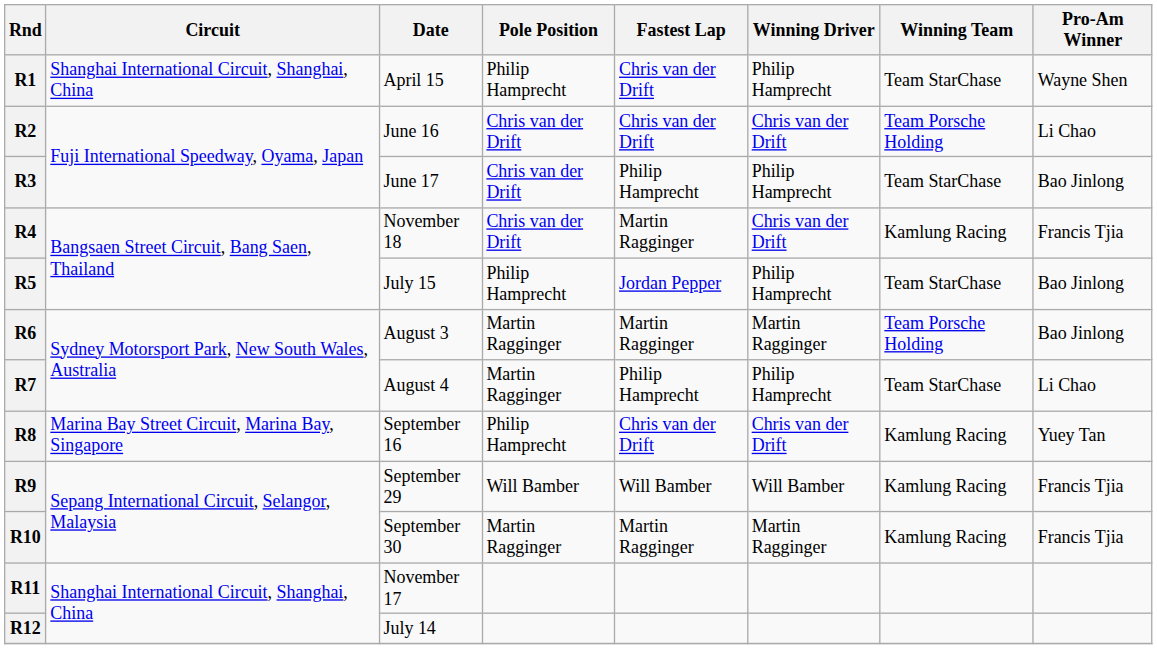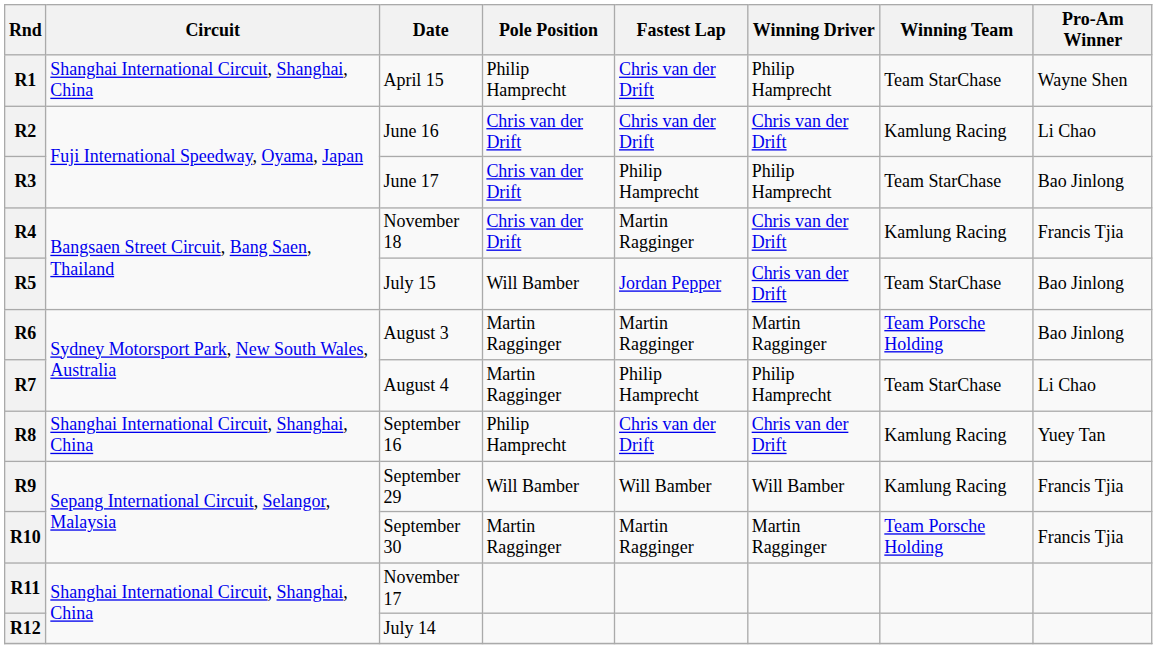(935, 130) Team Porsche Holding -> (945, 130) Kamlung Racing
(526, 283) Philip Hamprecht -> (533, 283) Will Bamber
(792, 283) Philip Hamprecht -> (800, 283) Chris van der Drift
(192, 435) Marina Bay Street Circuit, Marina Bay, Singapore -> (199, 435) Shanghai International Circuit, Shanghai, China
(945, 536) Kamlung Racing -> (935, 536) Team Porsche Holding
